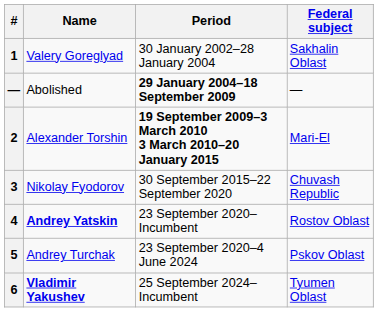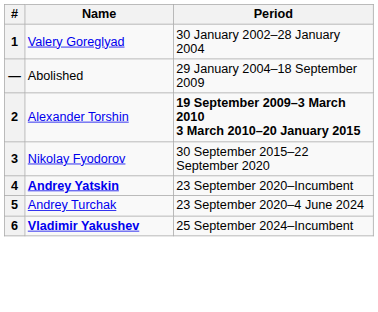- column: (330, 21)
(198, 90) bold -> (267, 75) normal
